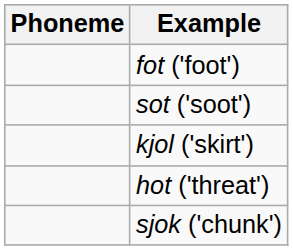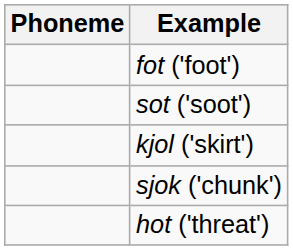rows swapped: (209, 225) <-> (203, 184)
